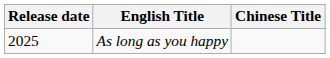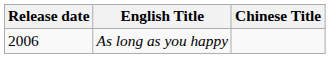(23, 41) 2025 -> (23, 41) 2006
